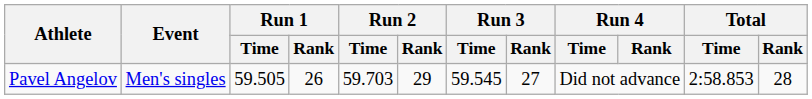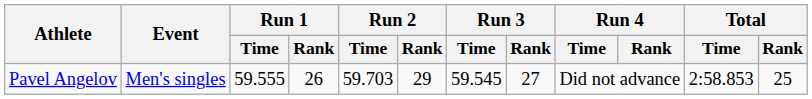(260, 79) 59.505 -> (260, 79) 59.555
(783, 79) 28 -> (783, 79) 25
